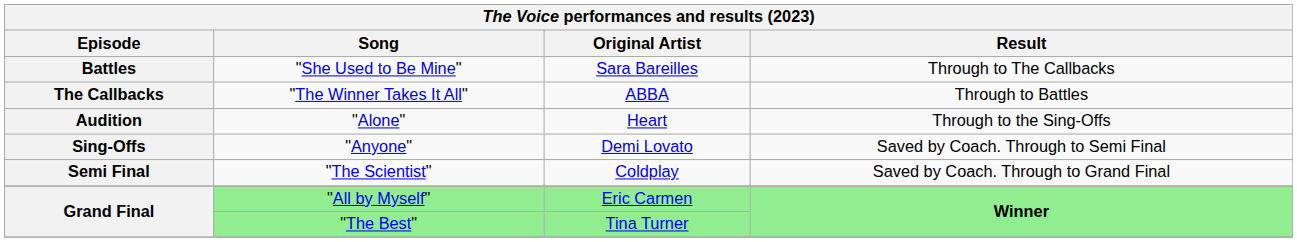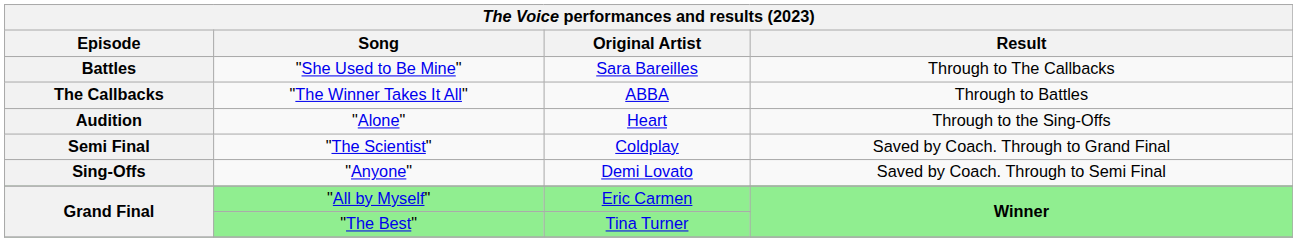rows swapped: (379, 146) <-> (379, 172)
